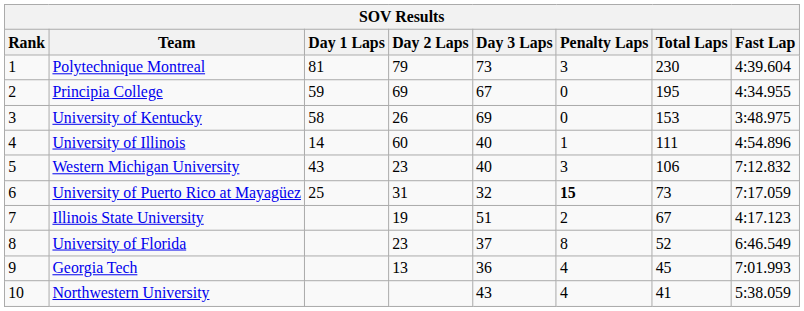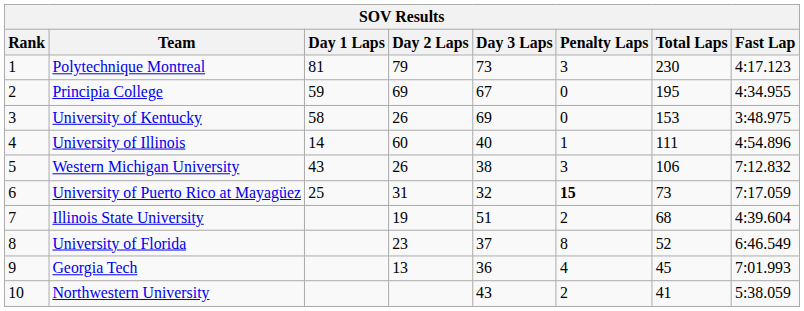(763, 67) 4:39.604 -> (763, 67) 4:17.123
(400, 167) 23 -> (400, 167) 26
(484, 167) 40 -> (484, 167) 38
(664, 218) 67 -> (664, 218) 68
(763, 218) 4:17.123 -> (763, 218) 4:39.604
(564, 293) 4 -> (564, 293) 2
